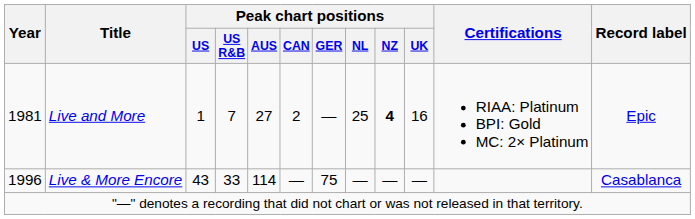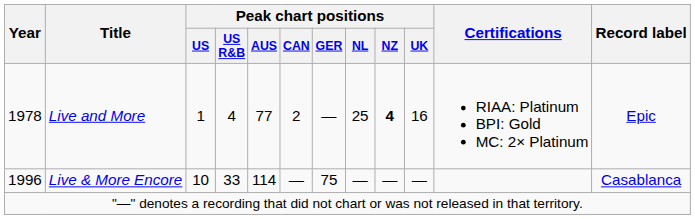(25, 115) 1981 -> (25, 115) 1978
(232, 115) 7 -> (232, 115) 4
(264, 115) 27 -> (264, 115) 77
(201, 180) 43 -> (201, 180) 10
